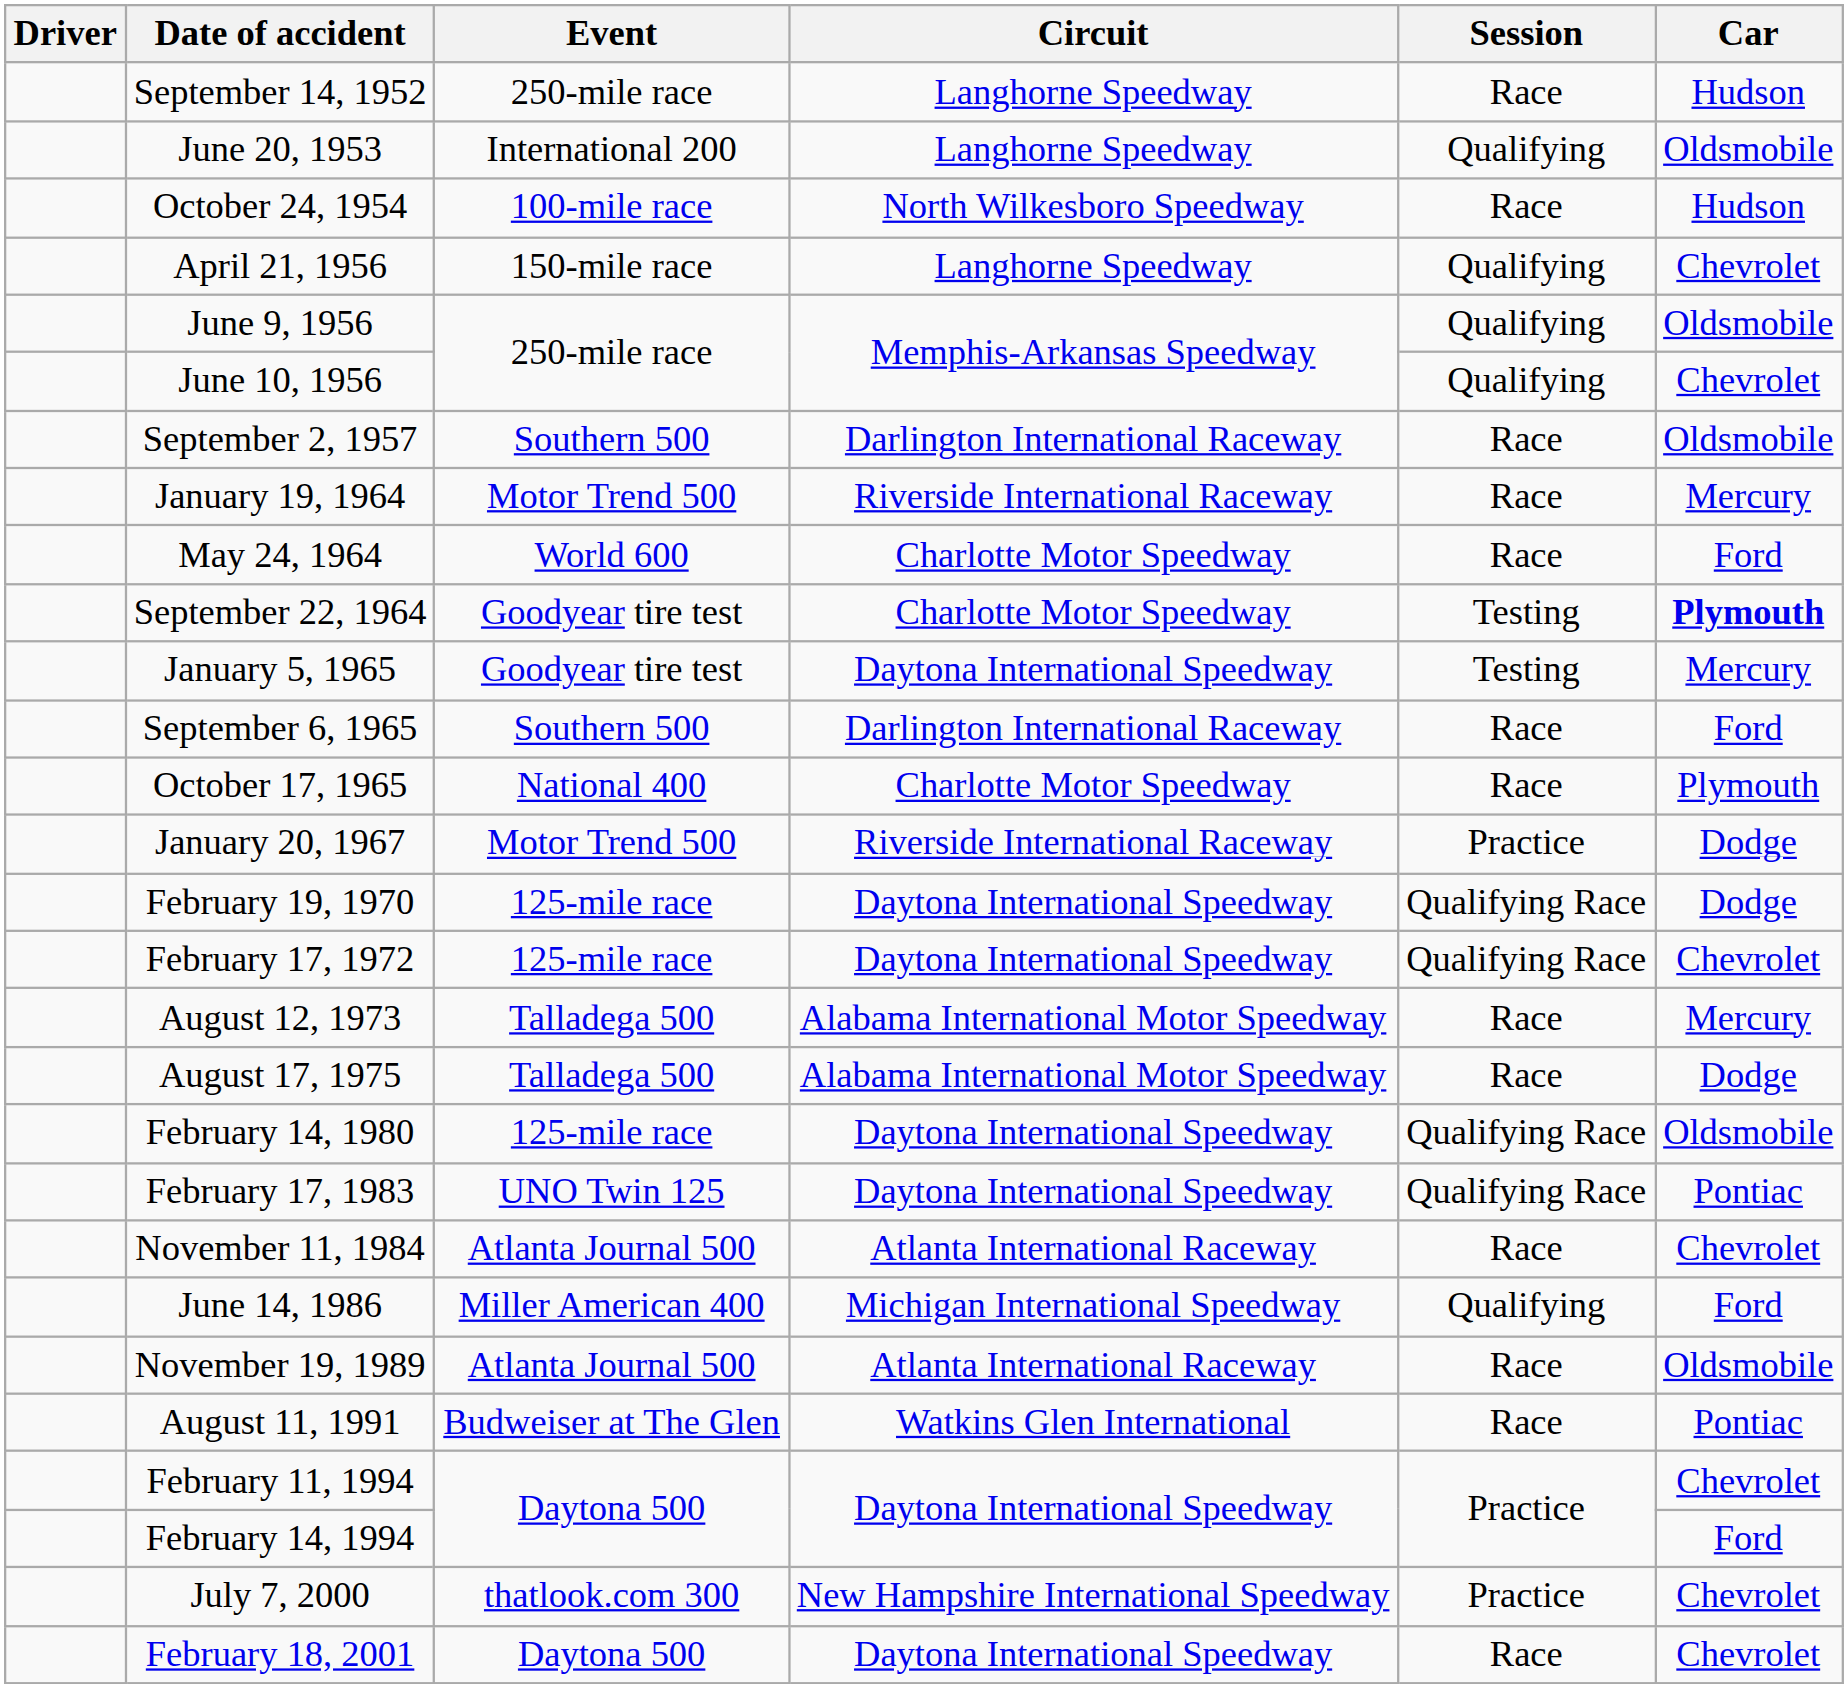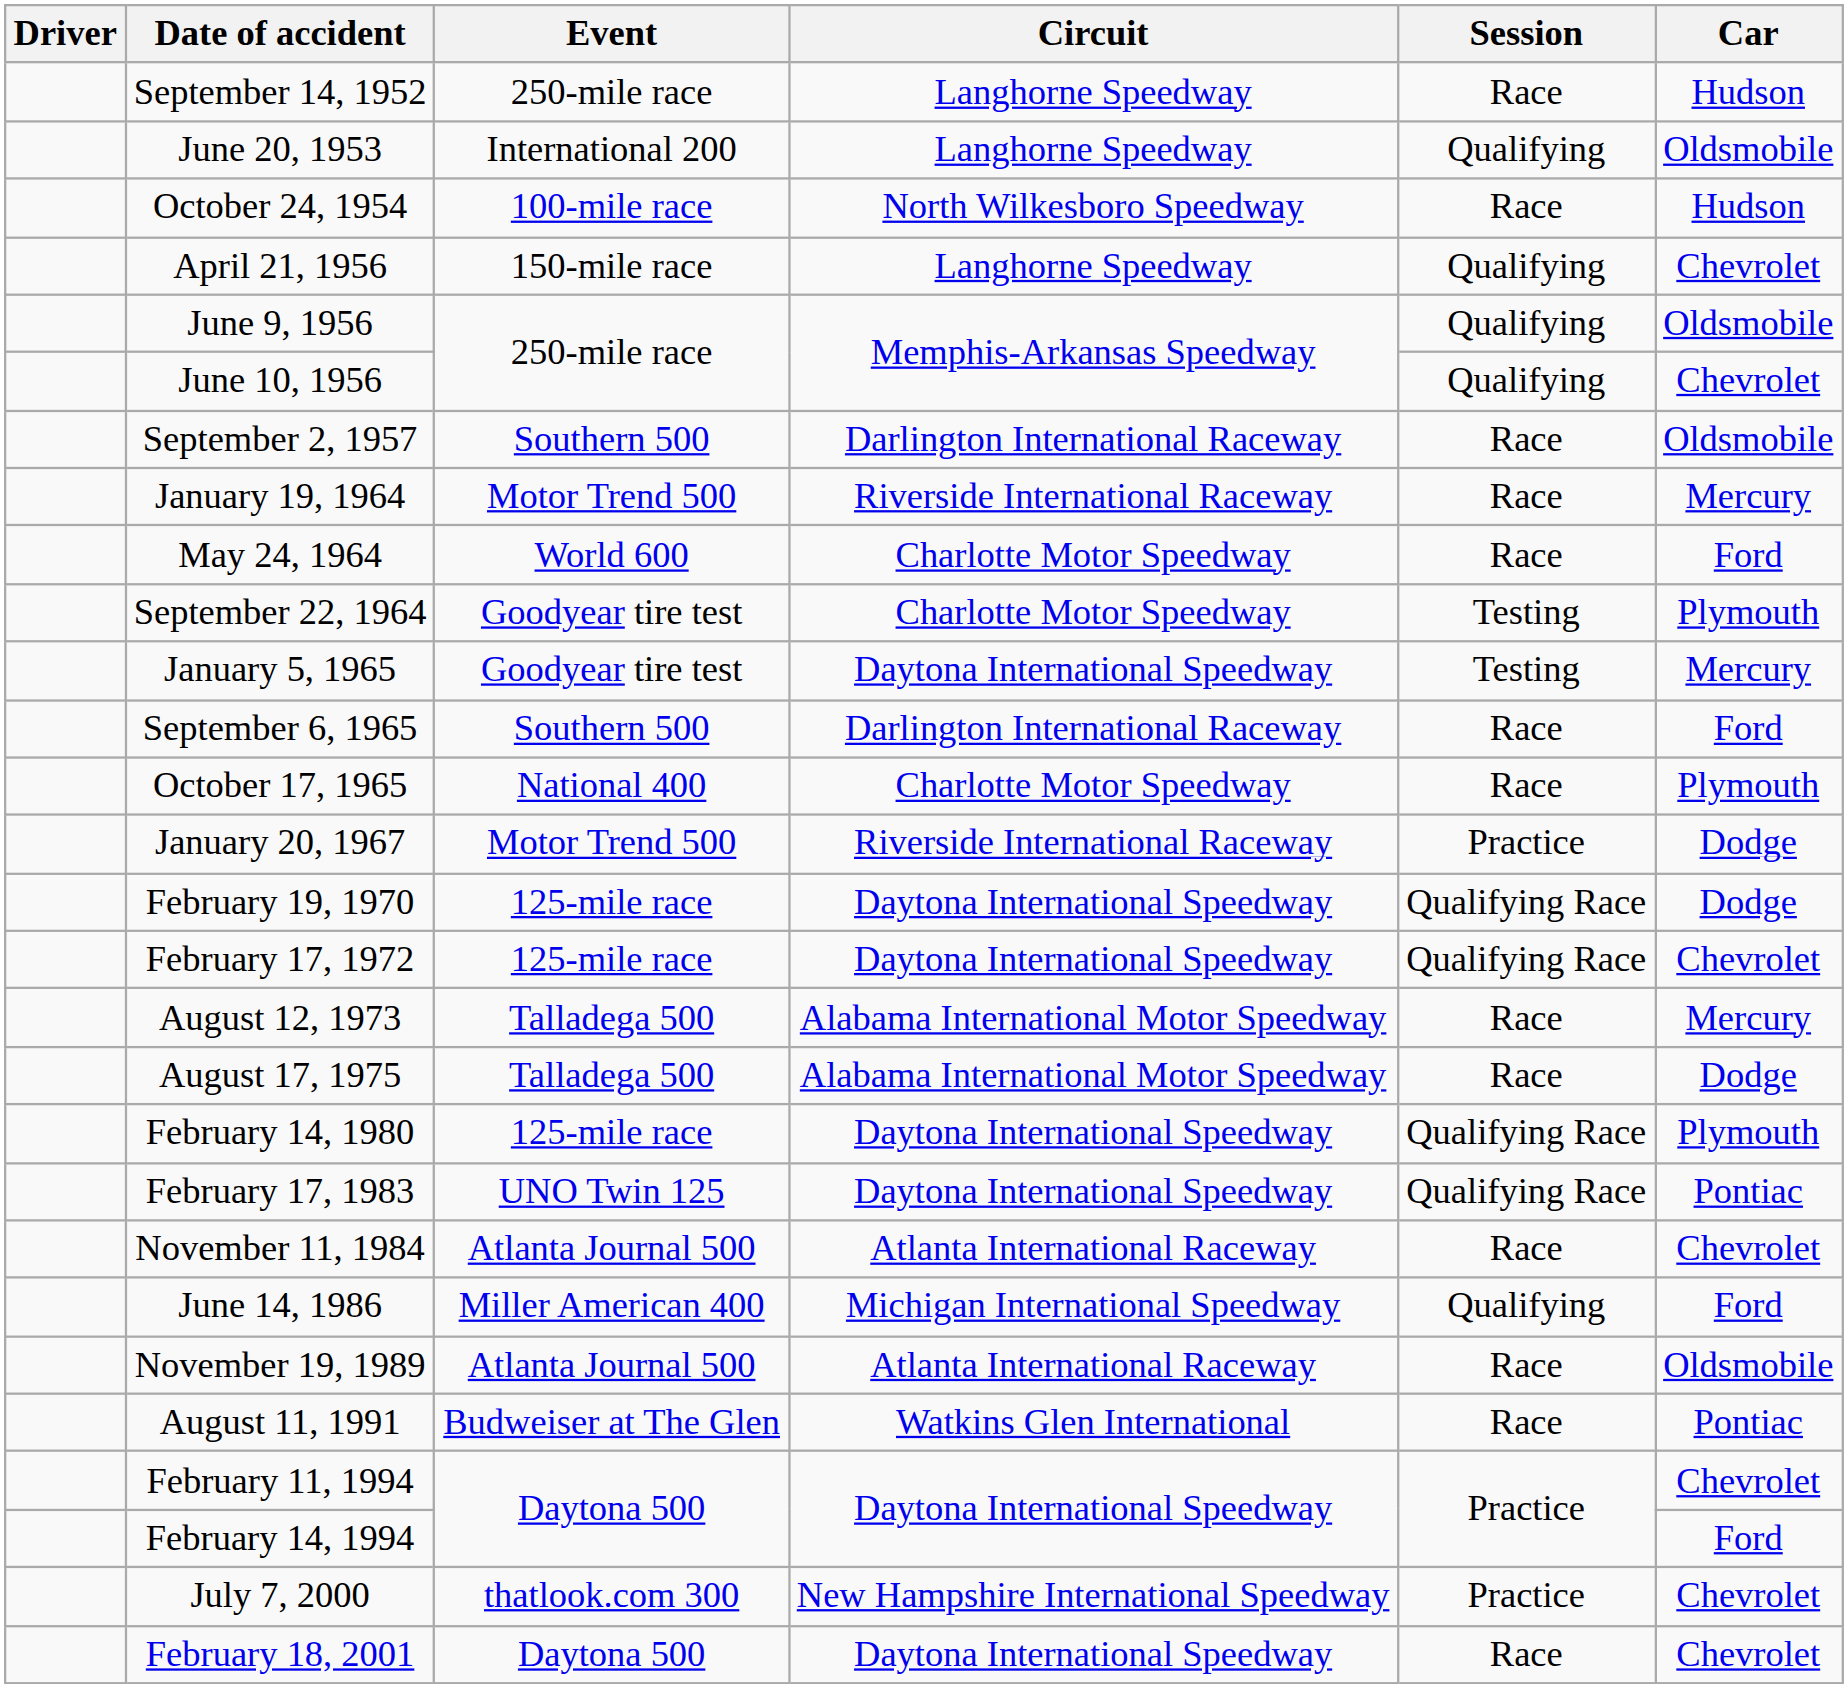(1748, 611) bold -> (1748, 611) normal
(1748, 1132) Oldsmobile -> (1748, 1132) Plymouth
